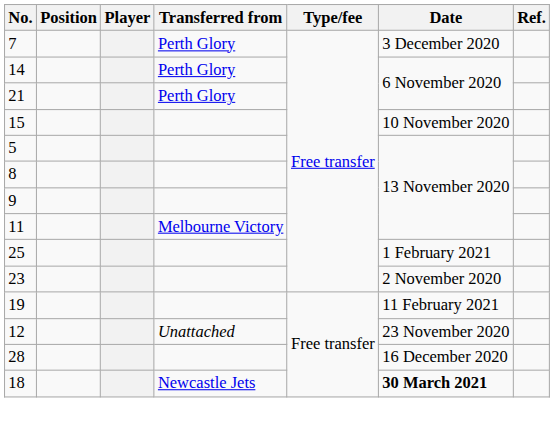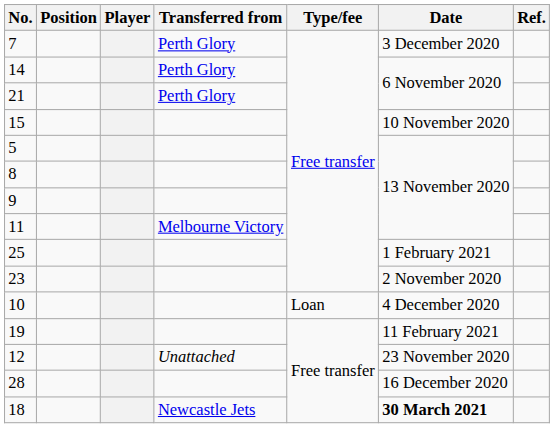+ row: (17, 305)
